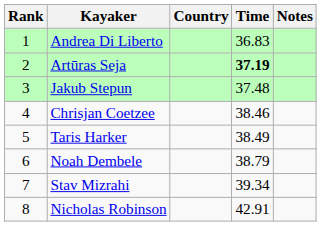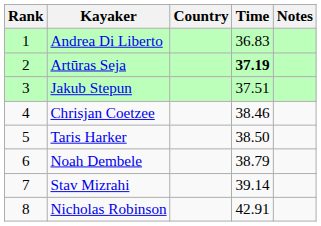(253, 88) 37.48 -> (253, 88) 37.51
(253, 137) 38.49 -> (253, 137) 38.50
(253, 185) 39.34 -> (253, 185) 39.14
